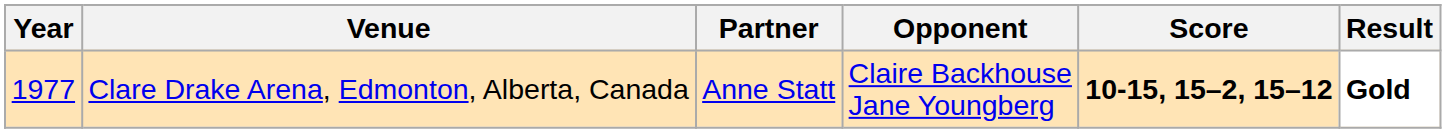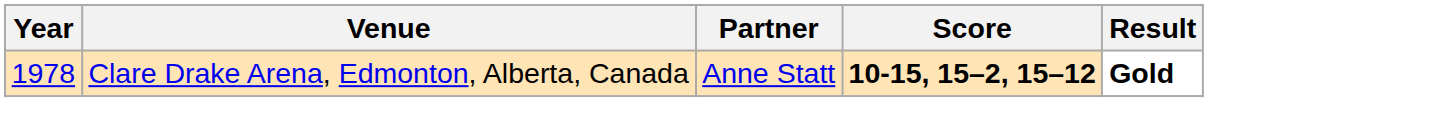- column: (960, 28)
(43, 89) 1977 -> (43, 73) 1978
